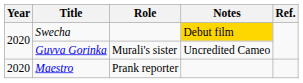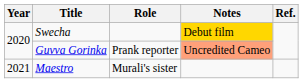(145, 50) Murali's sister -> (145, 50) Prank reporter
(227, 50) no background -> (227, 50) lightsalmon background
(19, 68) 2020 -> (19, 68) 2021
(145, 68) Prank reporter -> (145, 68) Murali's sister
